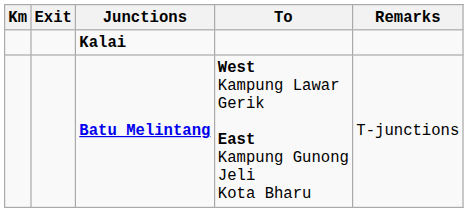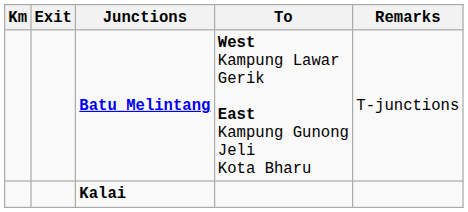rows swapped: (145, 131) <-> (103, 43)
